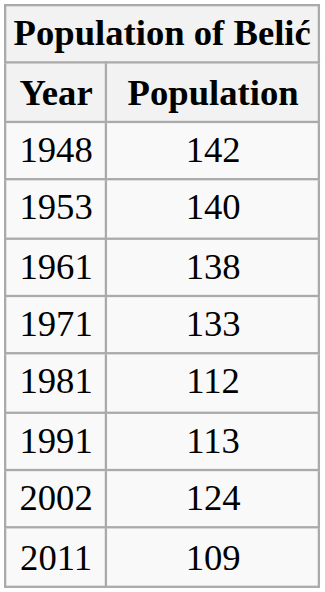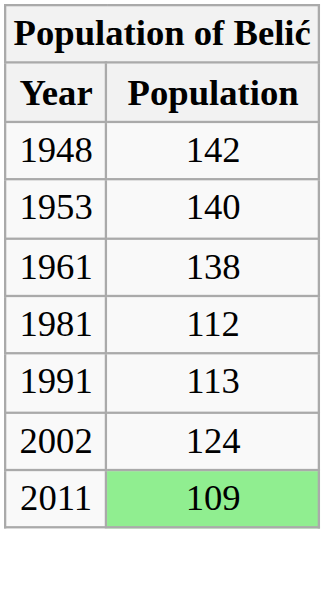- row: (56, 324)
(213, 556) no background -> (213, 498) lightgreen background
